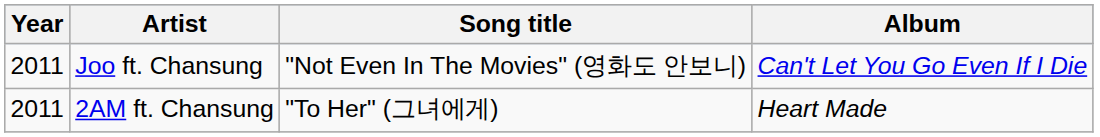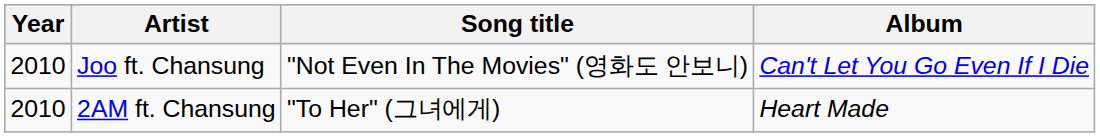(37, 65) 2011 -> (38, 65) 2010
(37, 109) 2011 -> (38, 109) 2010
